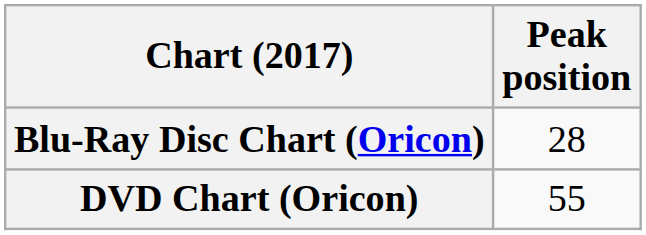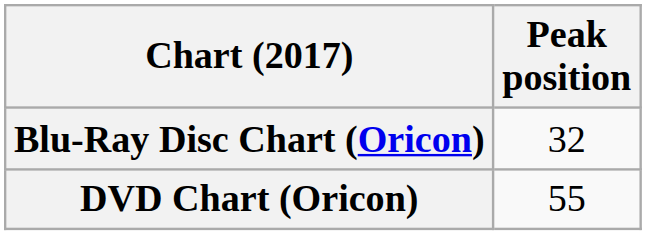(567, 137) 28 -> (567, 137) 32
